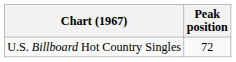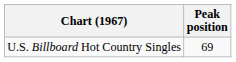(207, 47) 72 -> (207, 47) 69
